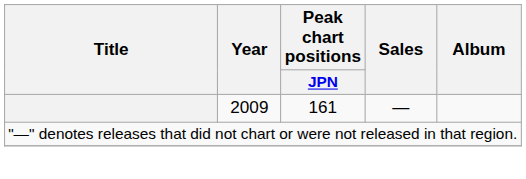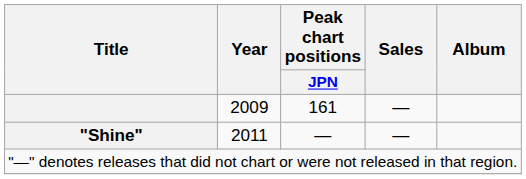+ row: (111, 135)
